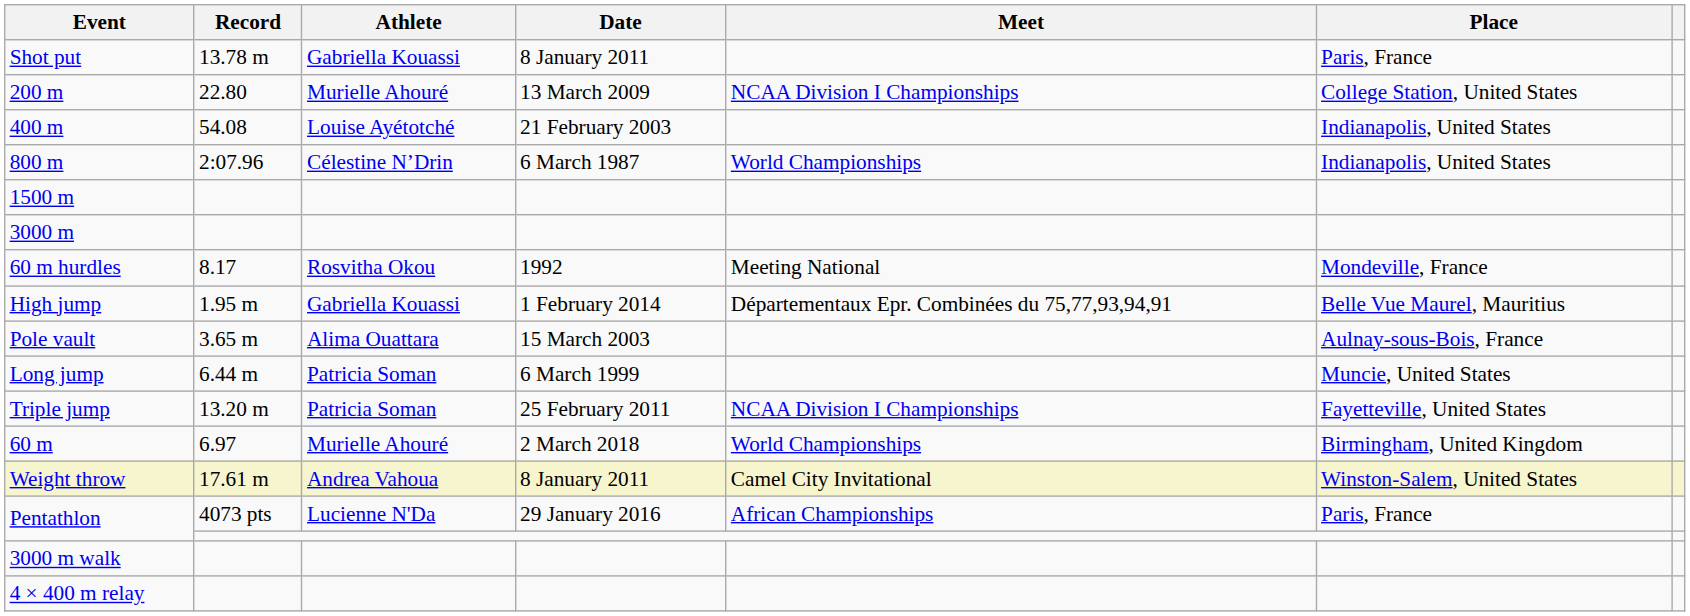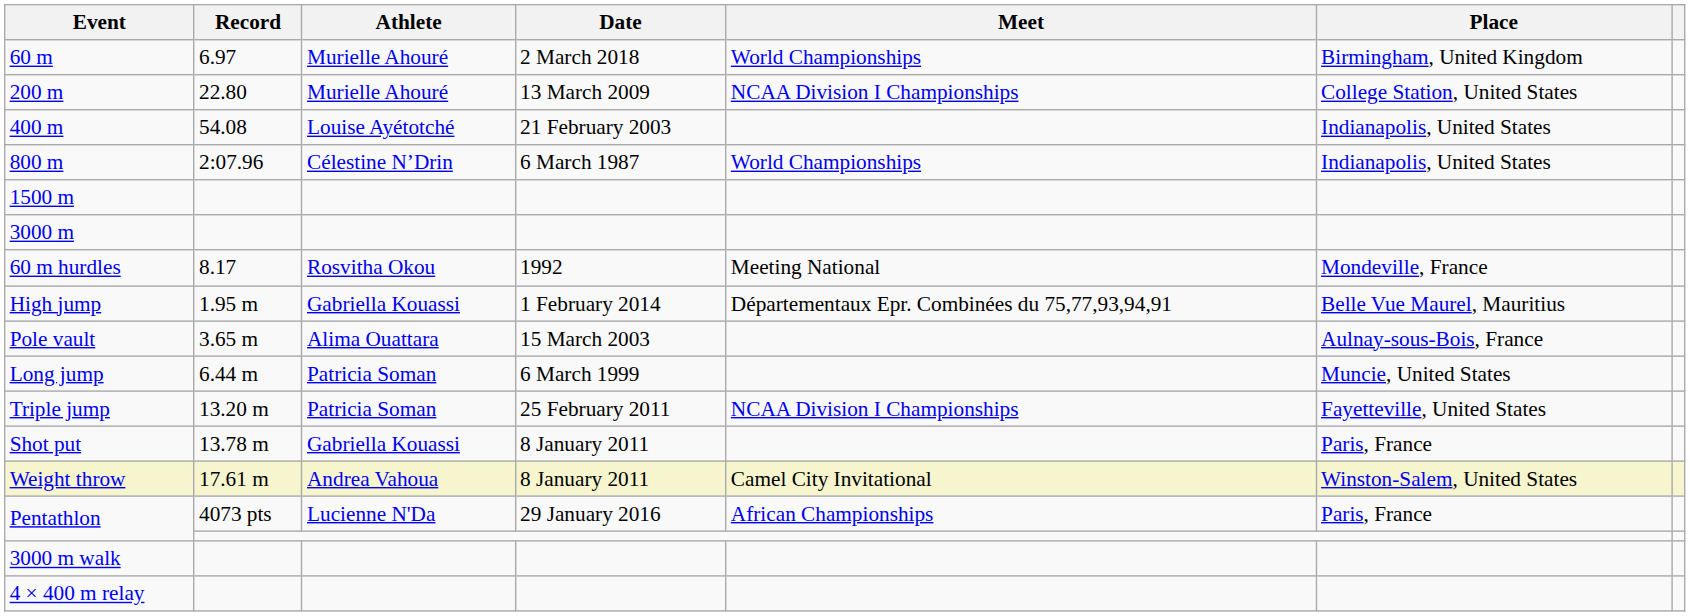rows swapped: (31, 443) <-> (45, 57)
